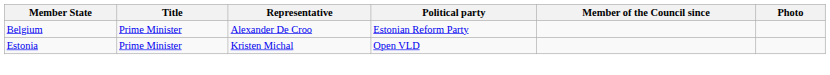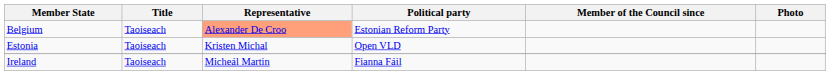(150, 29) Prime Minister -> (145, 29) Taoiseach
(271, 29) no background -> (245, 29) lightsalmon background
(150, 45) Prime Minister -> (145, 45) Taoiseach
+ row: (21, 62)
